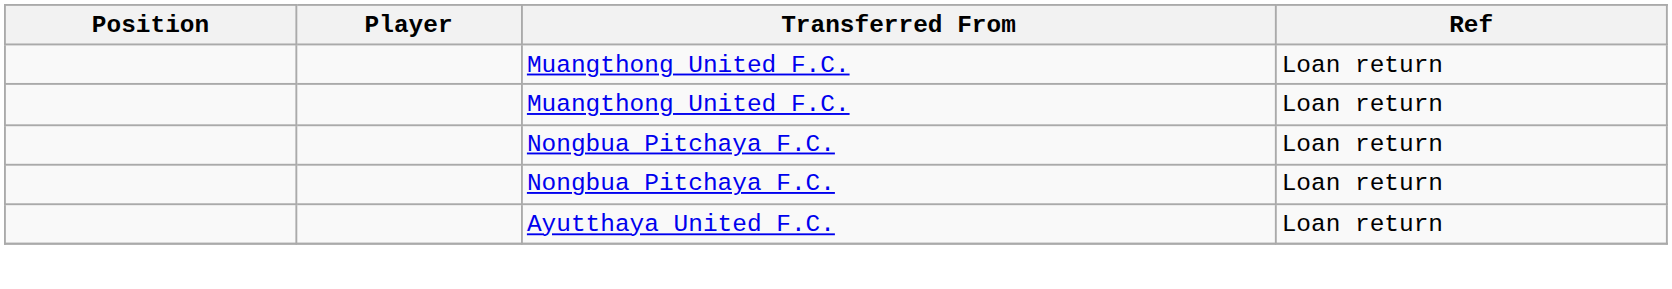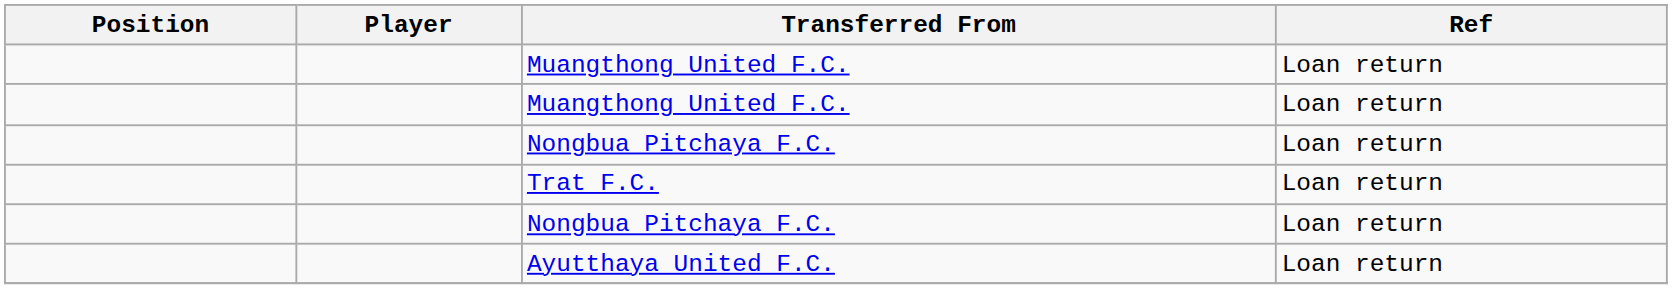+ row: (151, 184)
